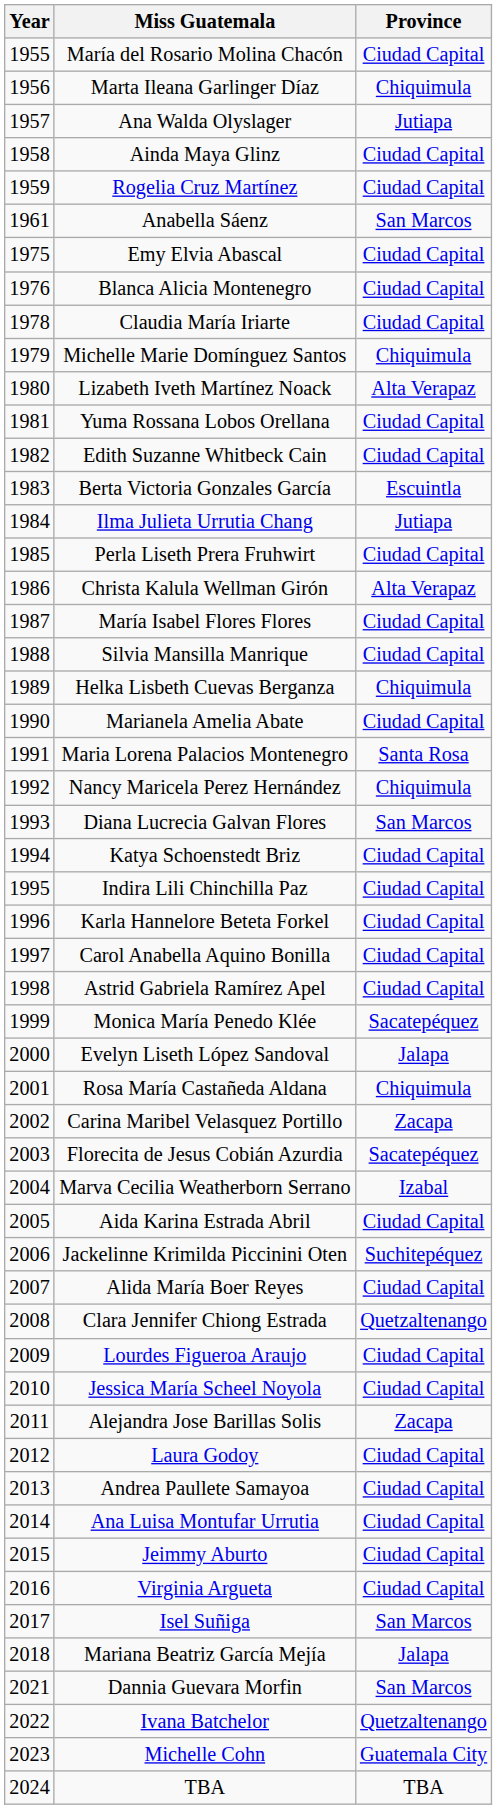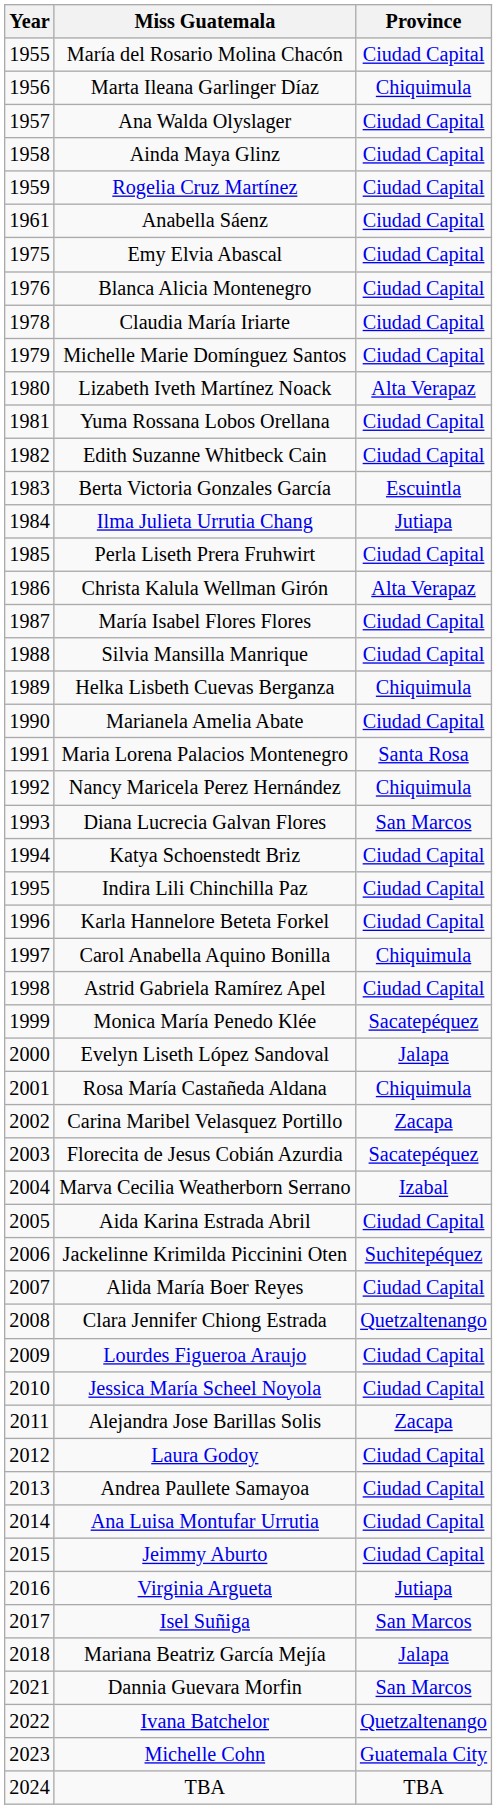(424, 121) Jutiapa -> (424, 121) Ciudad Capital
(424, 221) San Marcos -> (424, 221) Ciudad Capital
(424, 354) Chiquimula -> (424, 354) Ciudad Capital
(424, 954) Ciudad Capital -> (424, 954) Chiquimula
(424, 1588) Ciudad Capital -> (424, 1588) Jutiapa
